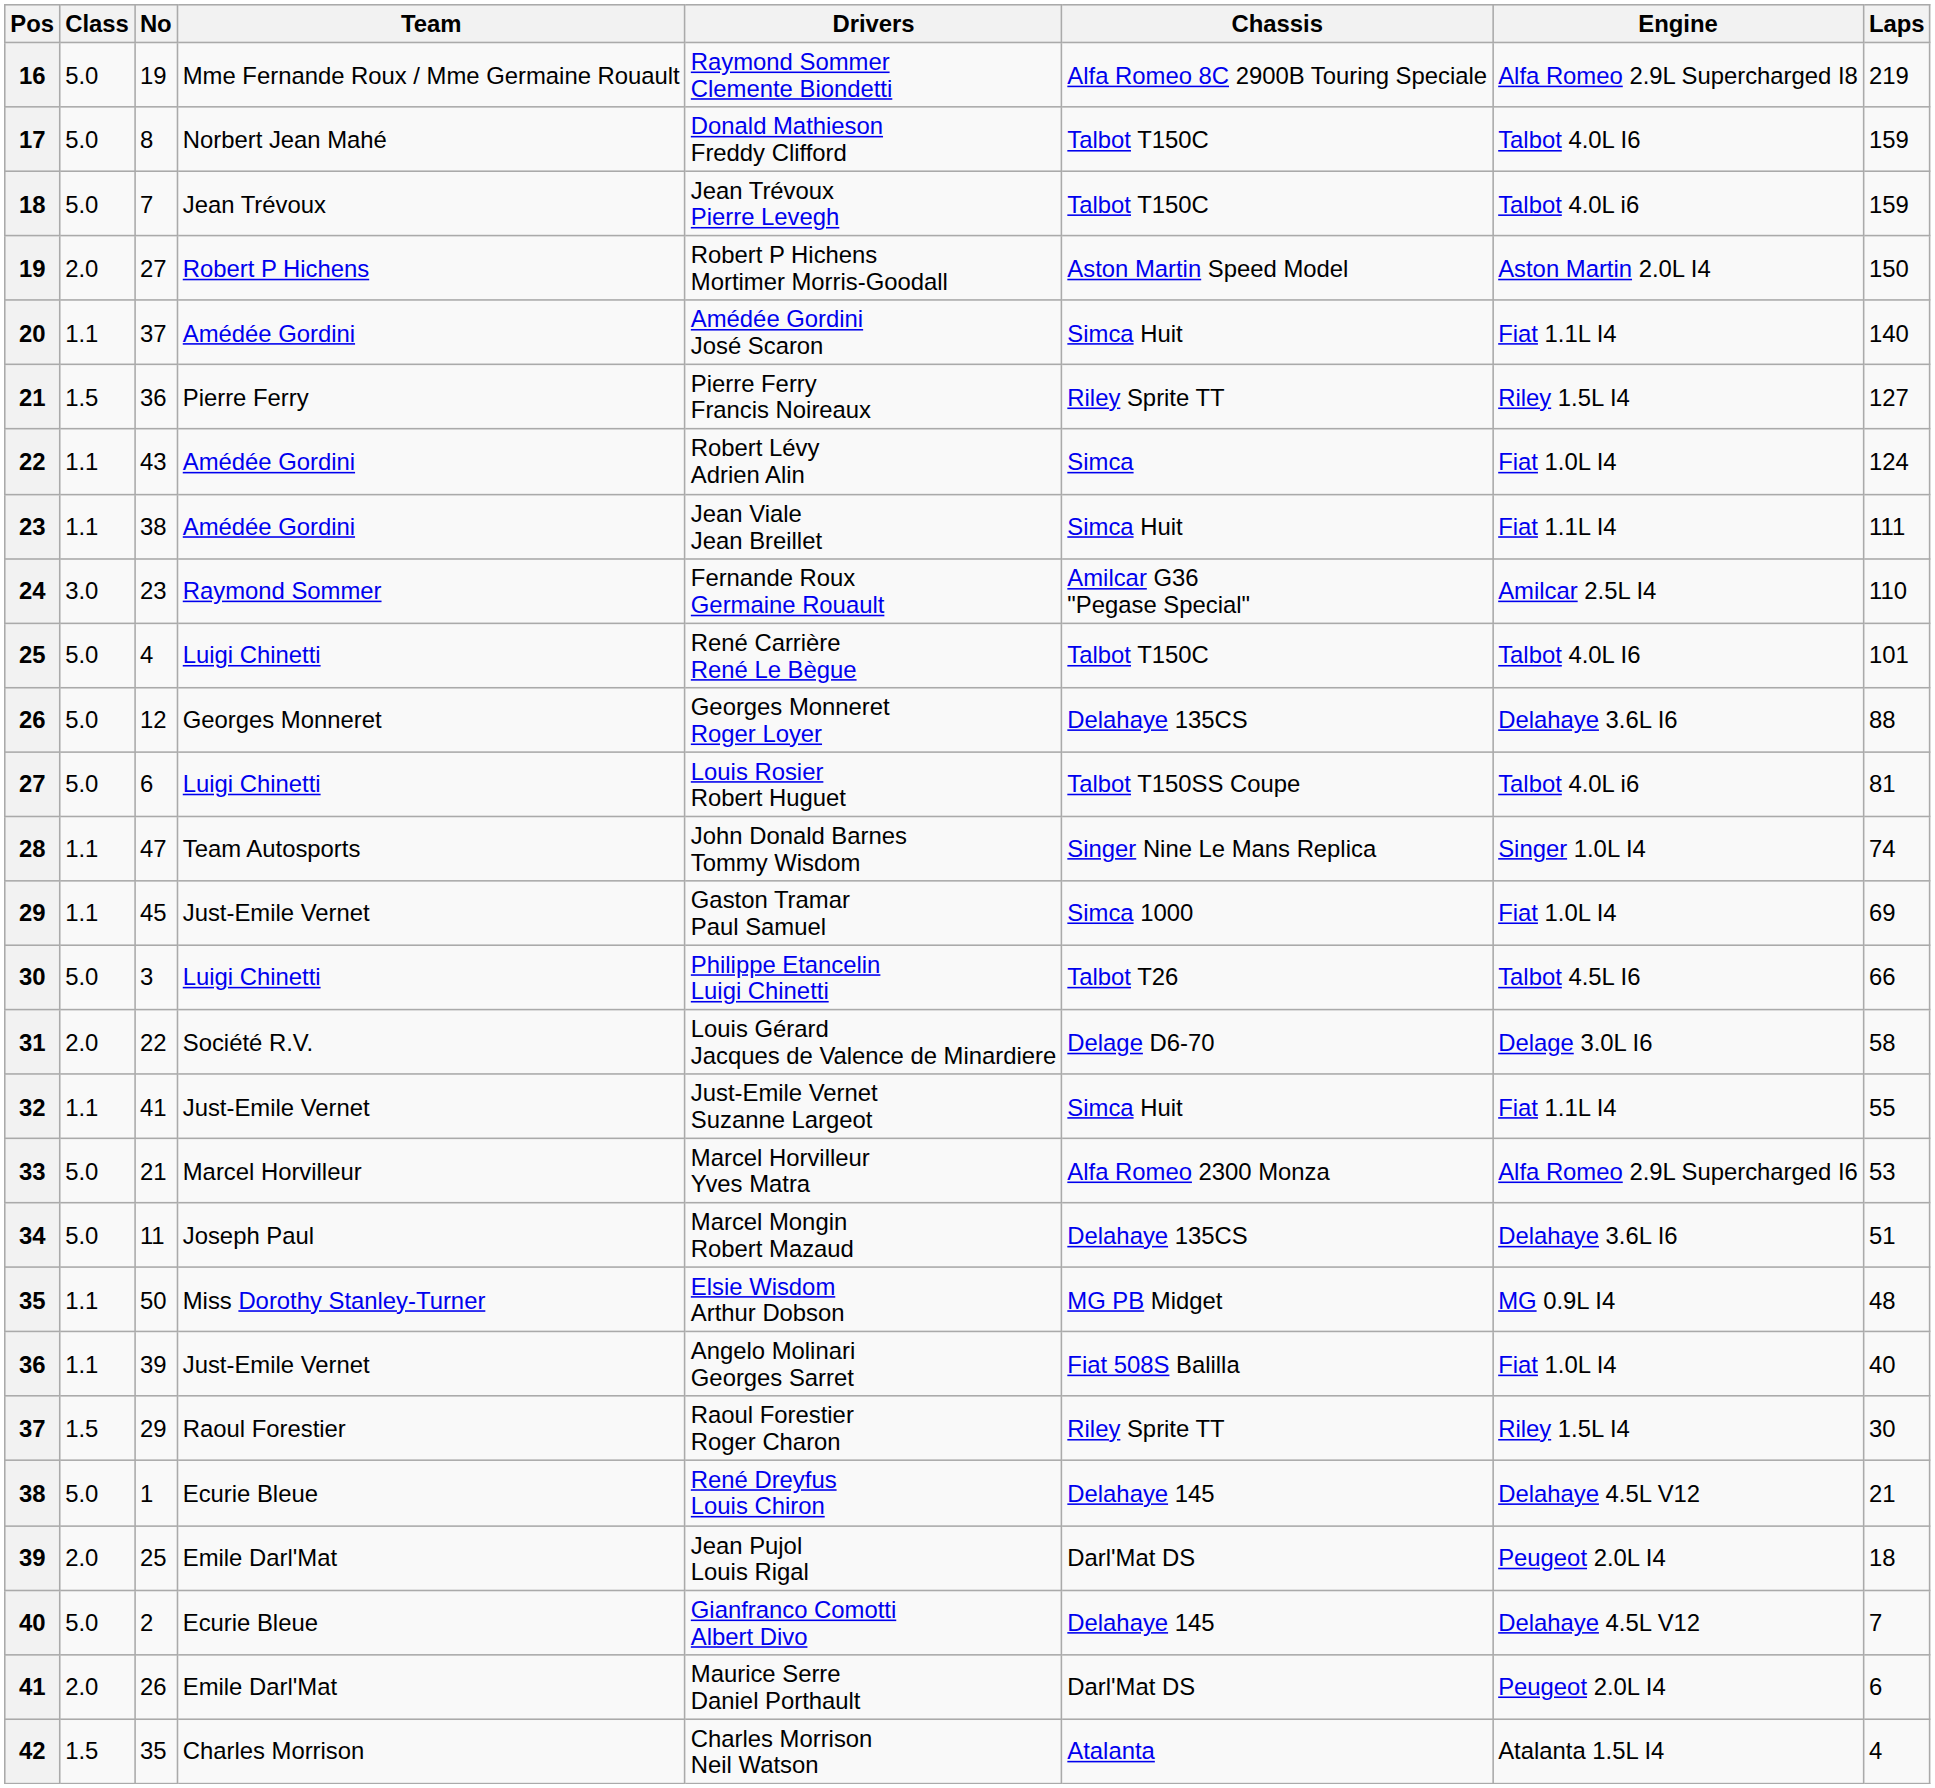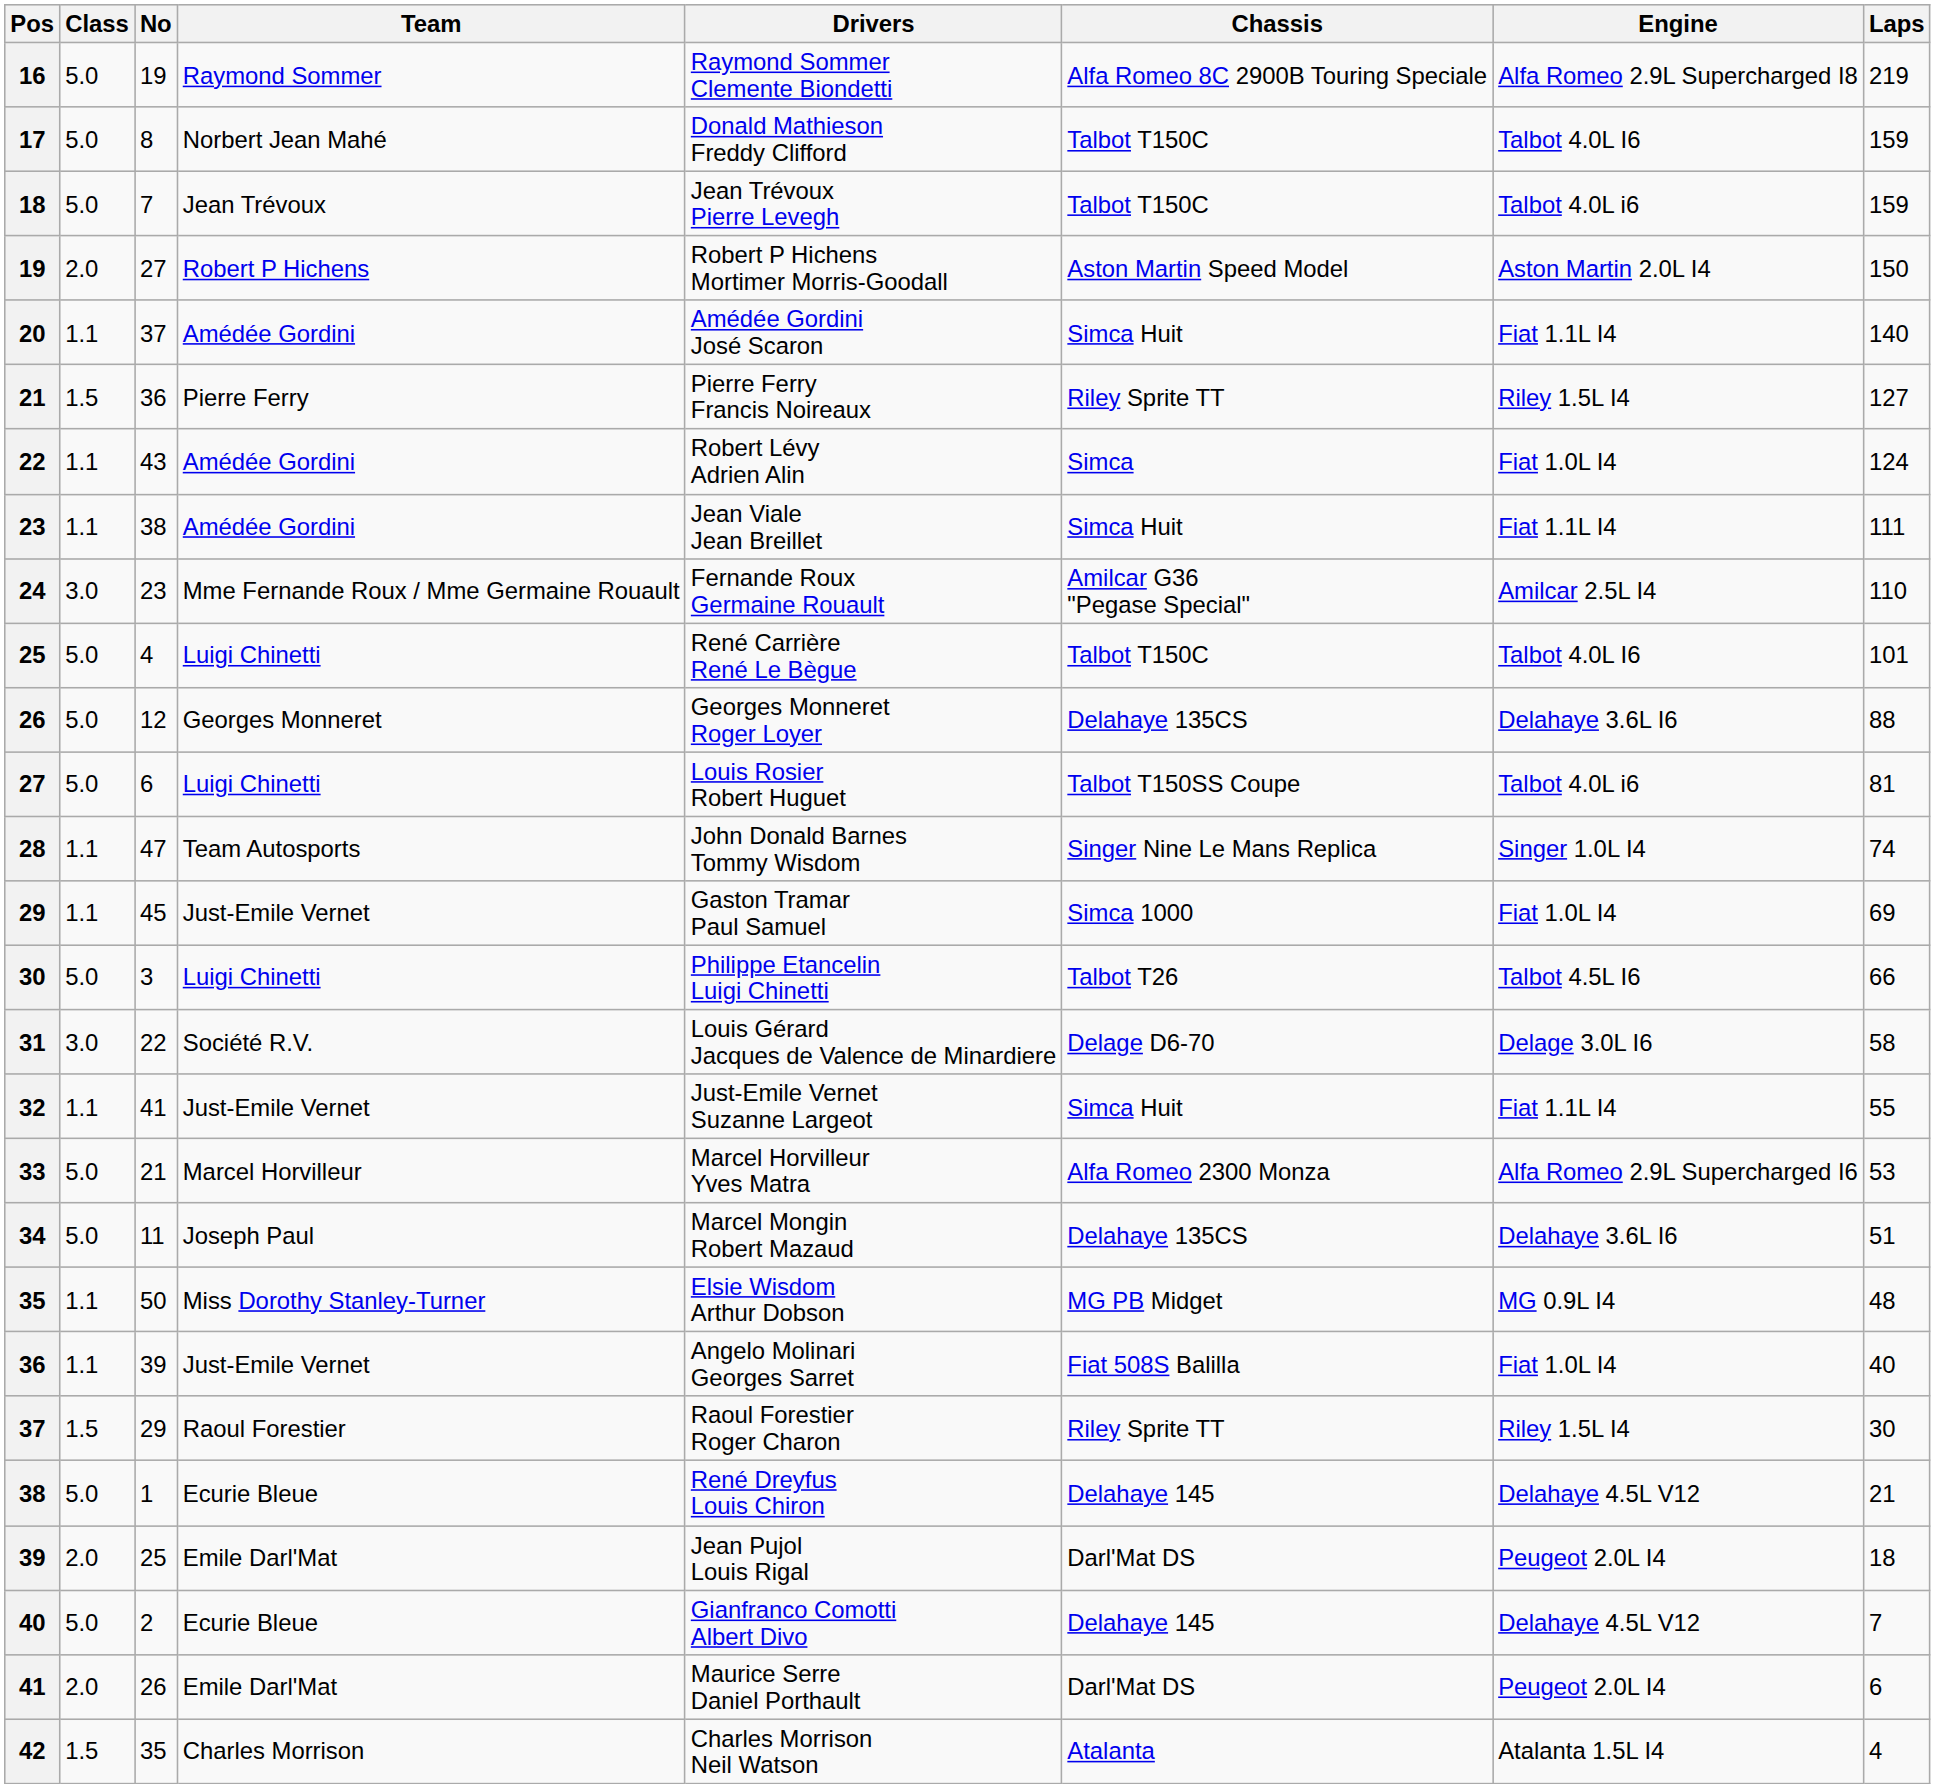(431, 75) Mme Fernande Roux / Mme Germaine Rouault -> (282, 75) Raymond Sommer
(282, 591) Raymond Sommer -> (431, 591) Mme Fernande Roux / Mme Germaine Rouault
(82, 1042) 2.0 -> (82, 1042) 3.0
